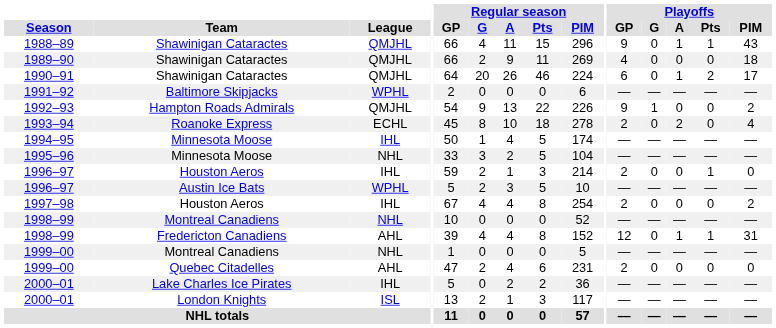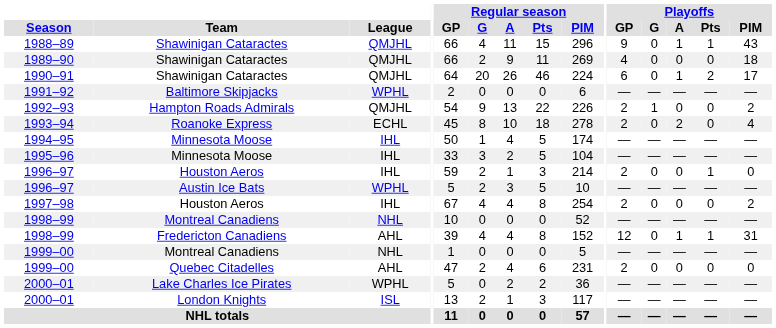(624, 108) 9 -> (624, 108) 2
(390, 156) NHL -> (390, 156) IHL
(390, 284) IHL -> (390, 284) WPHL
